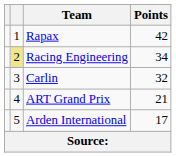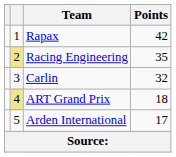(162, 56) 34 -> (162, 56) 35
(17, 99) no background -> (17, 99) khaki background
(162, 99) 21 -> (162, 99) 18
